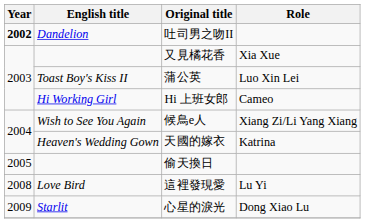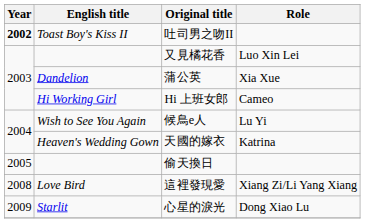(63, 34) Dandelion -> (82, 34) Toast Boy's Kiss II
(259, 56) Xia Xue -> (269, 56) Luo Xin Lei
(82, 77) Toast Boy's Kiss II -> (63, 77) Dandelion
(269, 77) Luo Xin Lei -> (259, 77) Xia Xue
(298, 120) Xiang Zi/Li Yang Xiang -> (253, 120) Lu Yi
(253, 185) Lu Yi -> (298, 185) Xiang Zi/Li Yang Xiang
